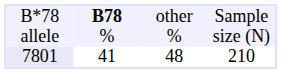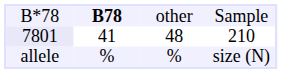rows swapped: (40, 36) <-> (40, 56)
